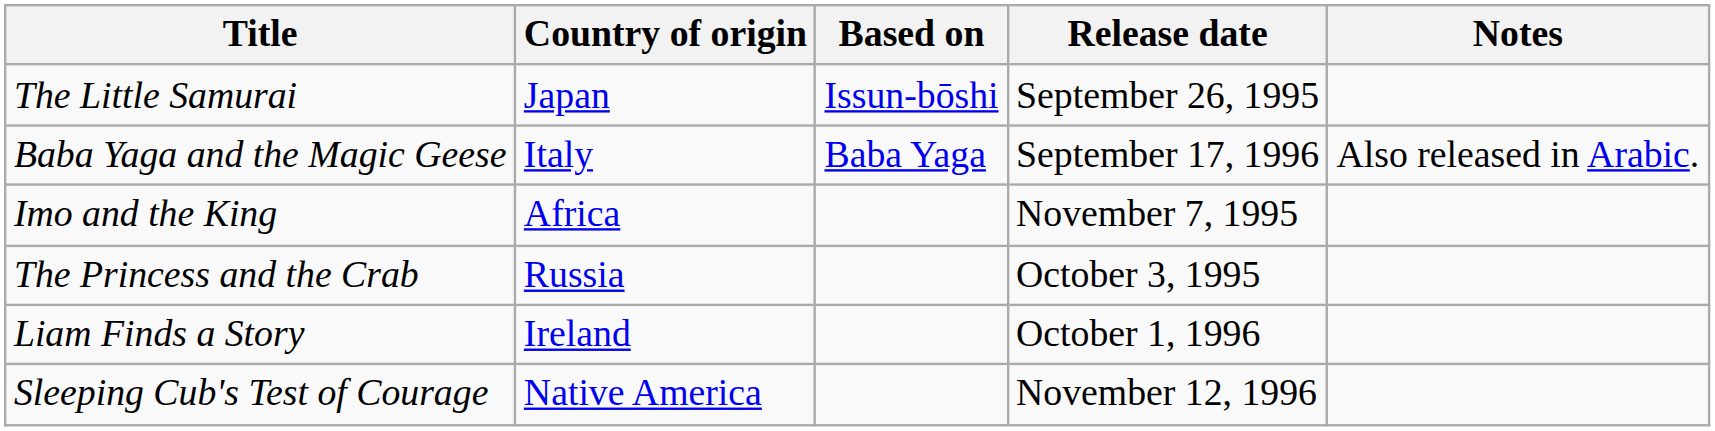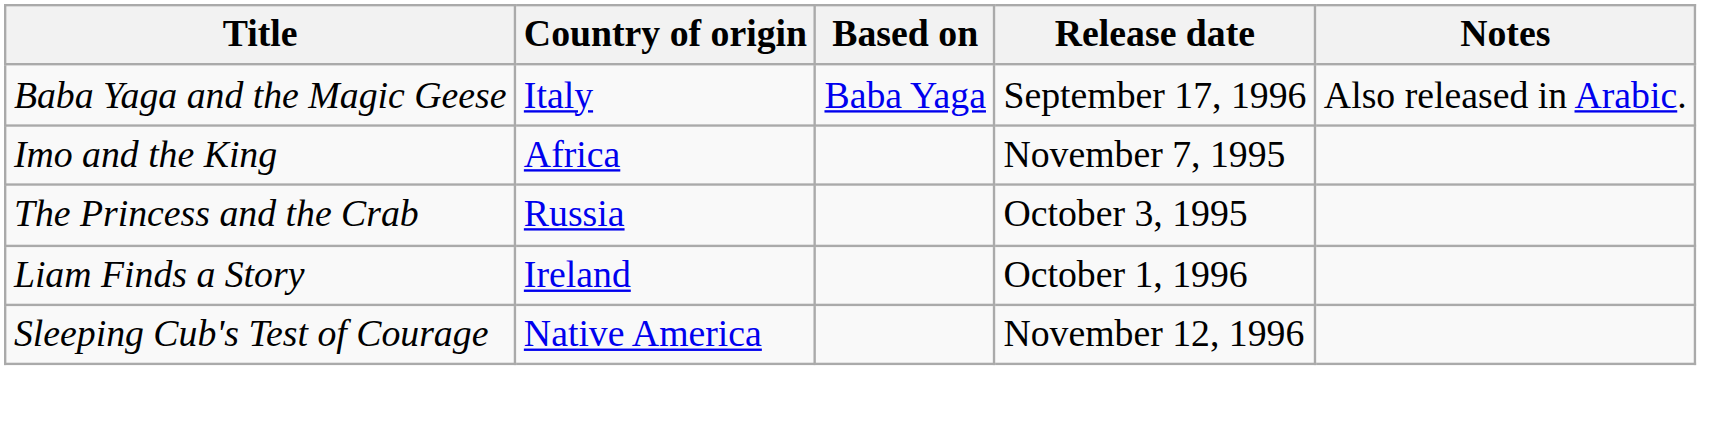- row: (156, 94)
